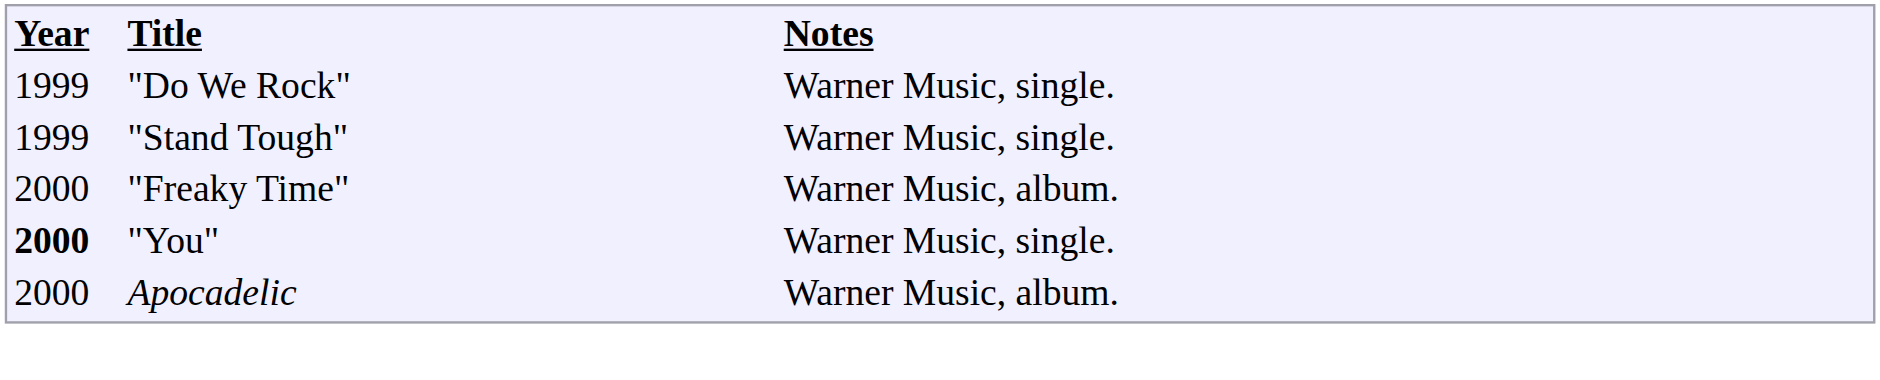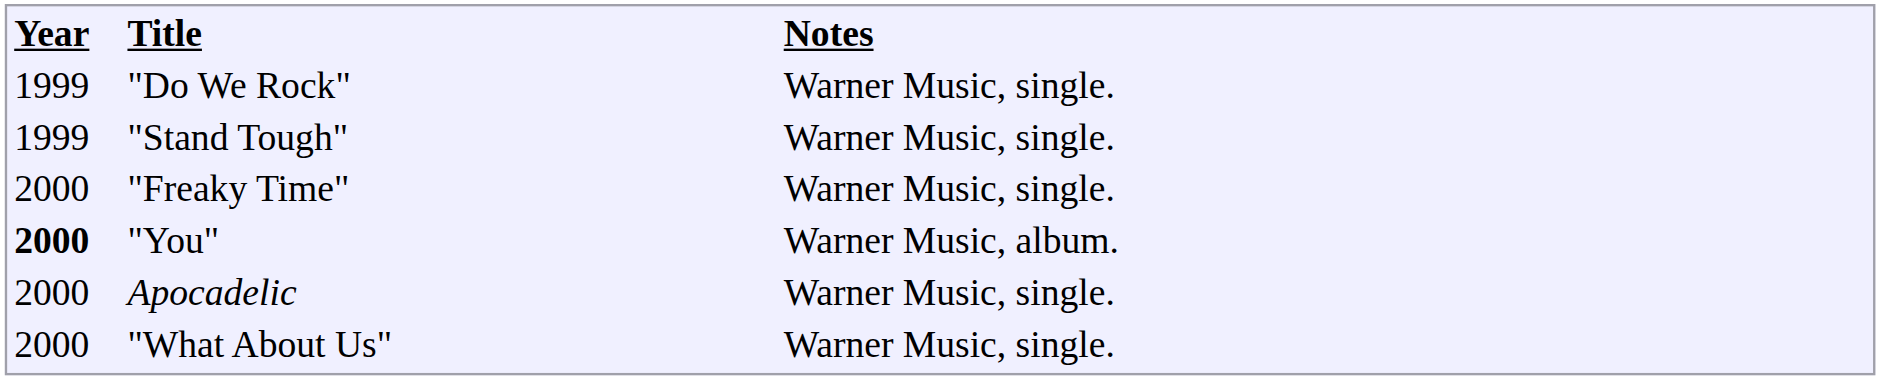(951, 188) Warner Music, album. -> (949, 188) Warner Music, single.
(949, 240) Warner Music, single. -> (951, 240) Warner Music, album.
(951, 292) Warner Music, album. -> (949, 292) Warner Music, single.
+ row: (260, 344)
